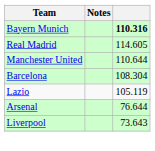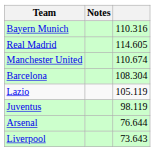(132, 29) bold -> (131, 29) normal
(131, 60) 110.644 -> (131, 60) 110.674
+ row: (24, 107)
